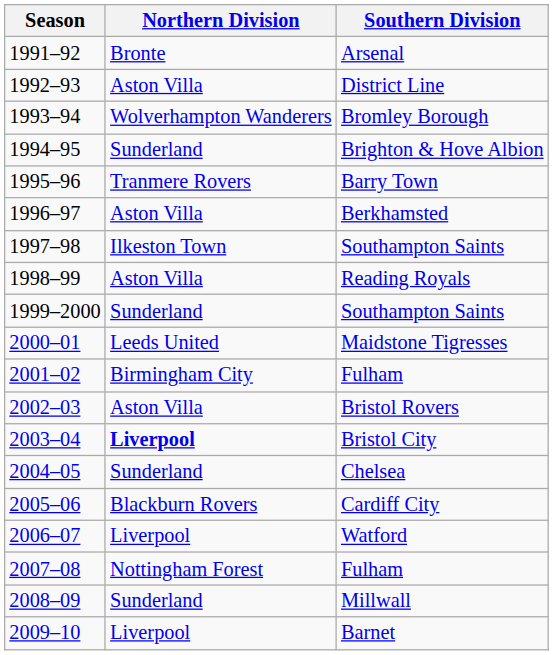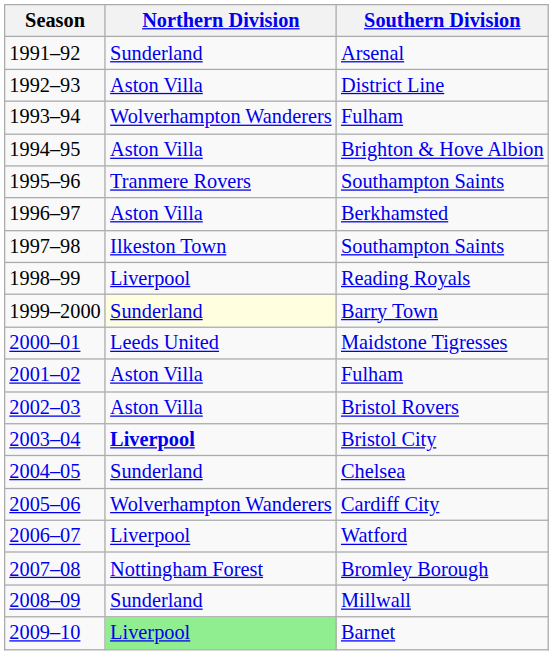(138, 52) Bronte -> (156, 52) Sunderland
(415, 117) Bromley Borough -> (372, 117) Fulham
(156, 149) Sunderland -> (156, 149) Aston Villa
(389, 181) Barry Town -> (423, 181) Southampton Saints
(156, 278) Aston Villa -> (150, 278) Liverpool
(156, 310) no background -> (156, 310) lightyellow background
(423, 310) Southampton Saints -> (389, 310) Barry Town
(182, 375) Birmingham City -> (156, 375) Aston Villa
(184, 504) Blackburn Rovers -> (221, 504) Wolverhampton Wanderers
(372, 568) Fulham -> (415, 568) Bromley Borough
(150, 632) no background -> (150, 632) lightgreen background
